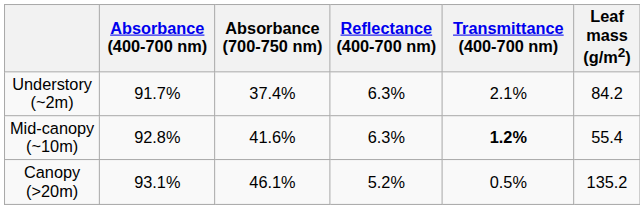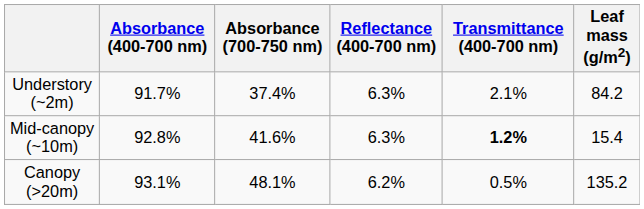(607, 137) 55.4 -> (607, 137) 15.4
(272, 182) 46.1% -> (272, 182) 48.1%
(386, 182) 5.2% -> (386, 182) 6.2%
